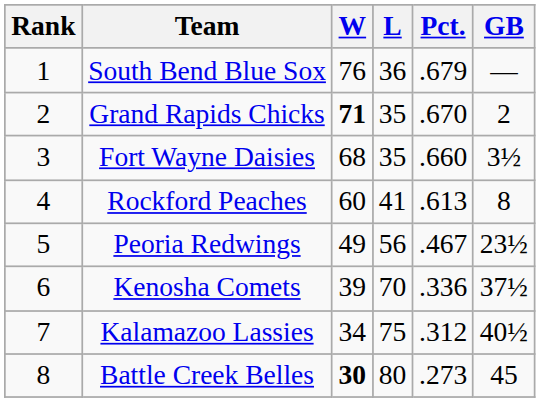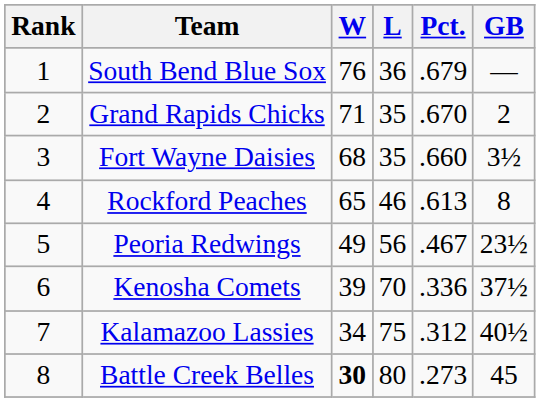(352, 113) bold -> (352, 113) normal
(352, 200) 60 -> (352, 200) 65
(393, 200) 41 -> (393, 200) 46
